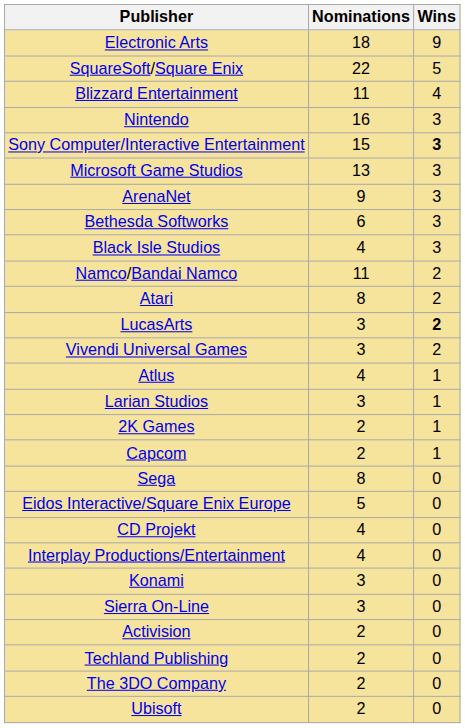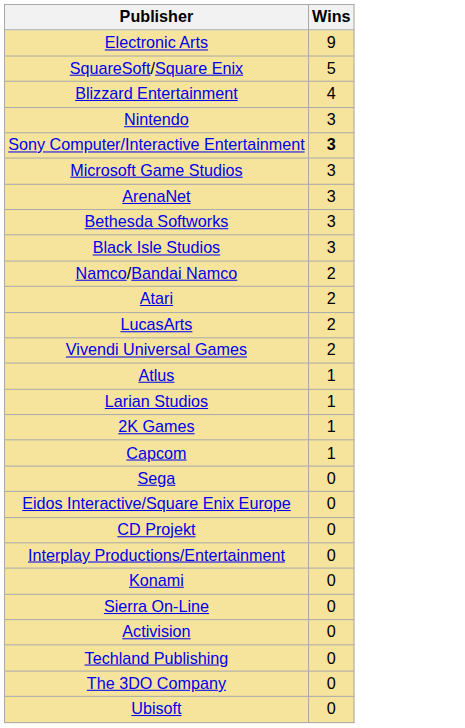- column: (361, 17)
(437, 324) bold -> (331, 324) normal
